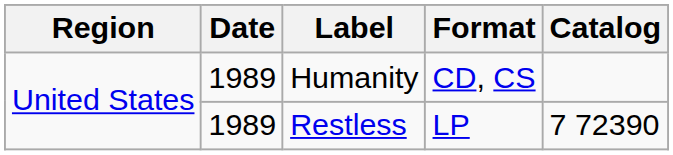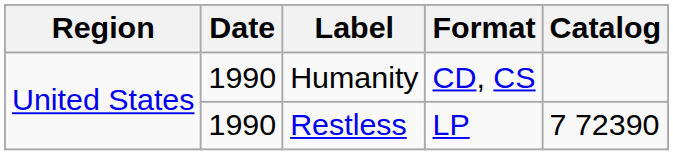(242, 76) 1989 -> (242, 76) 1990
(242, 125) 1989 -> (242, 125) 1990
